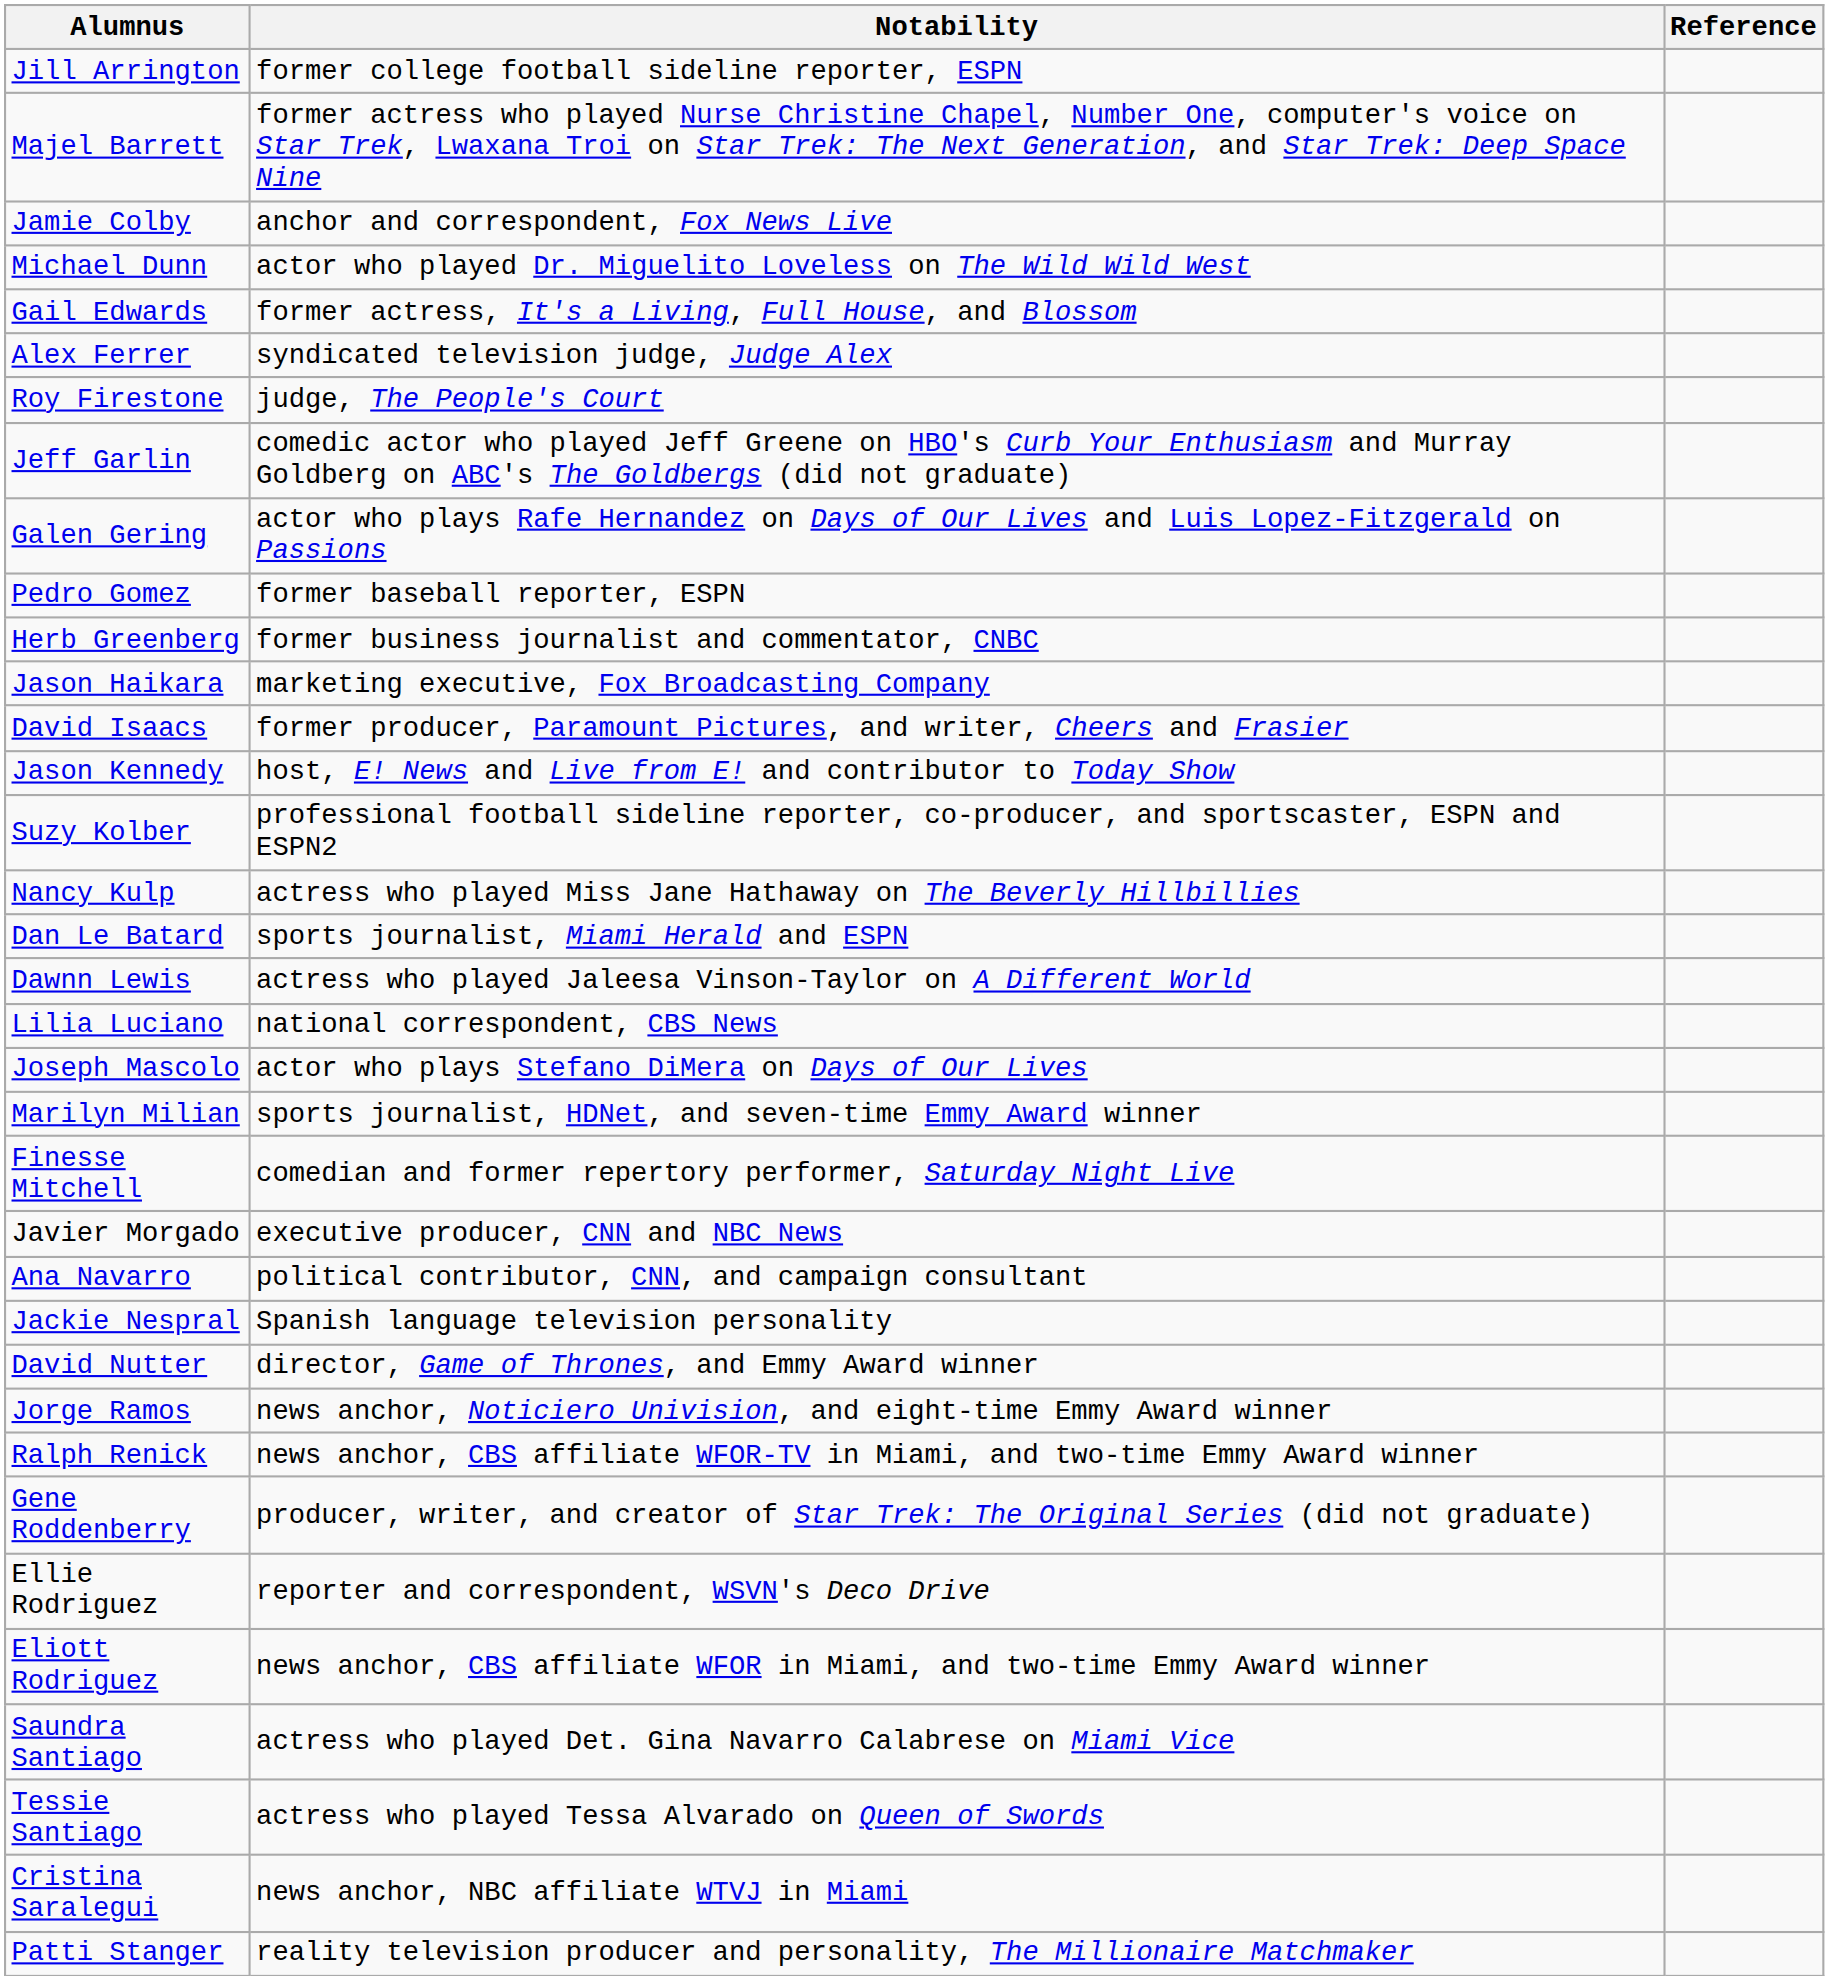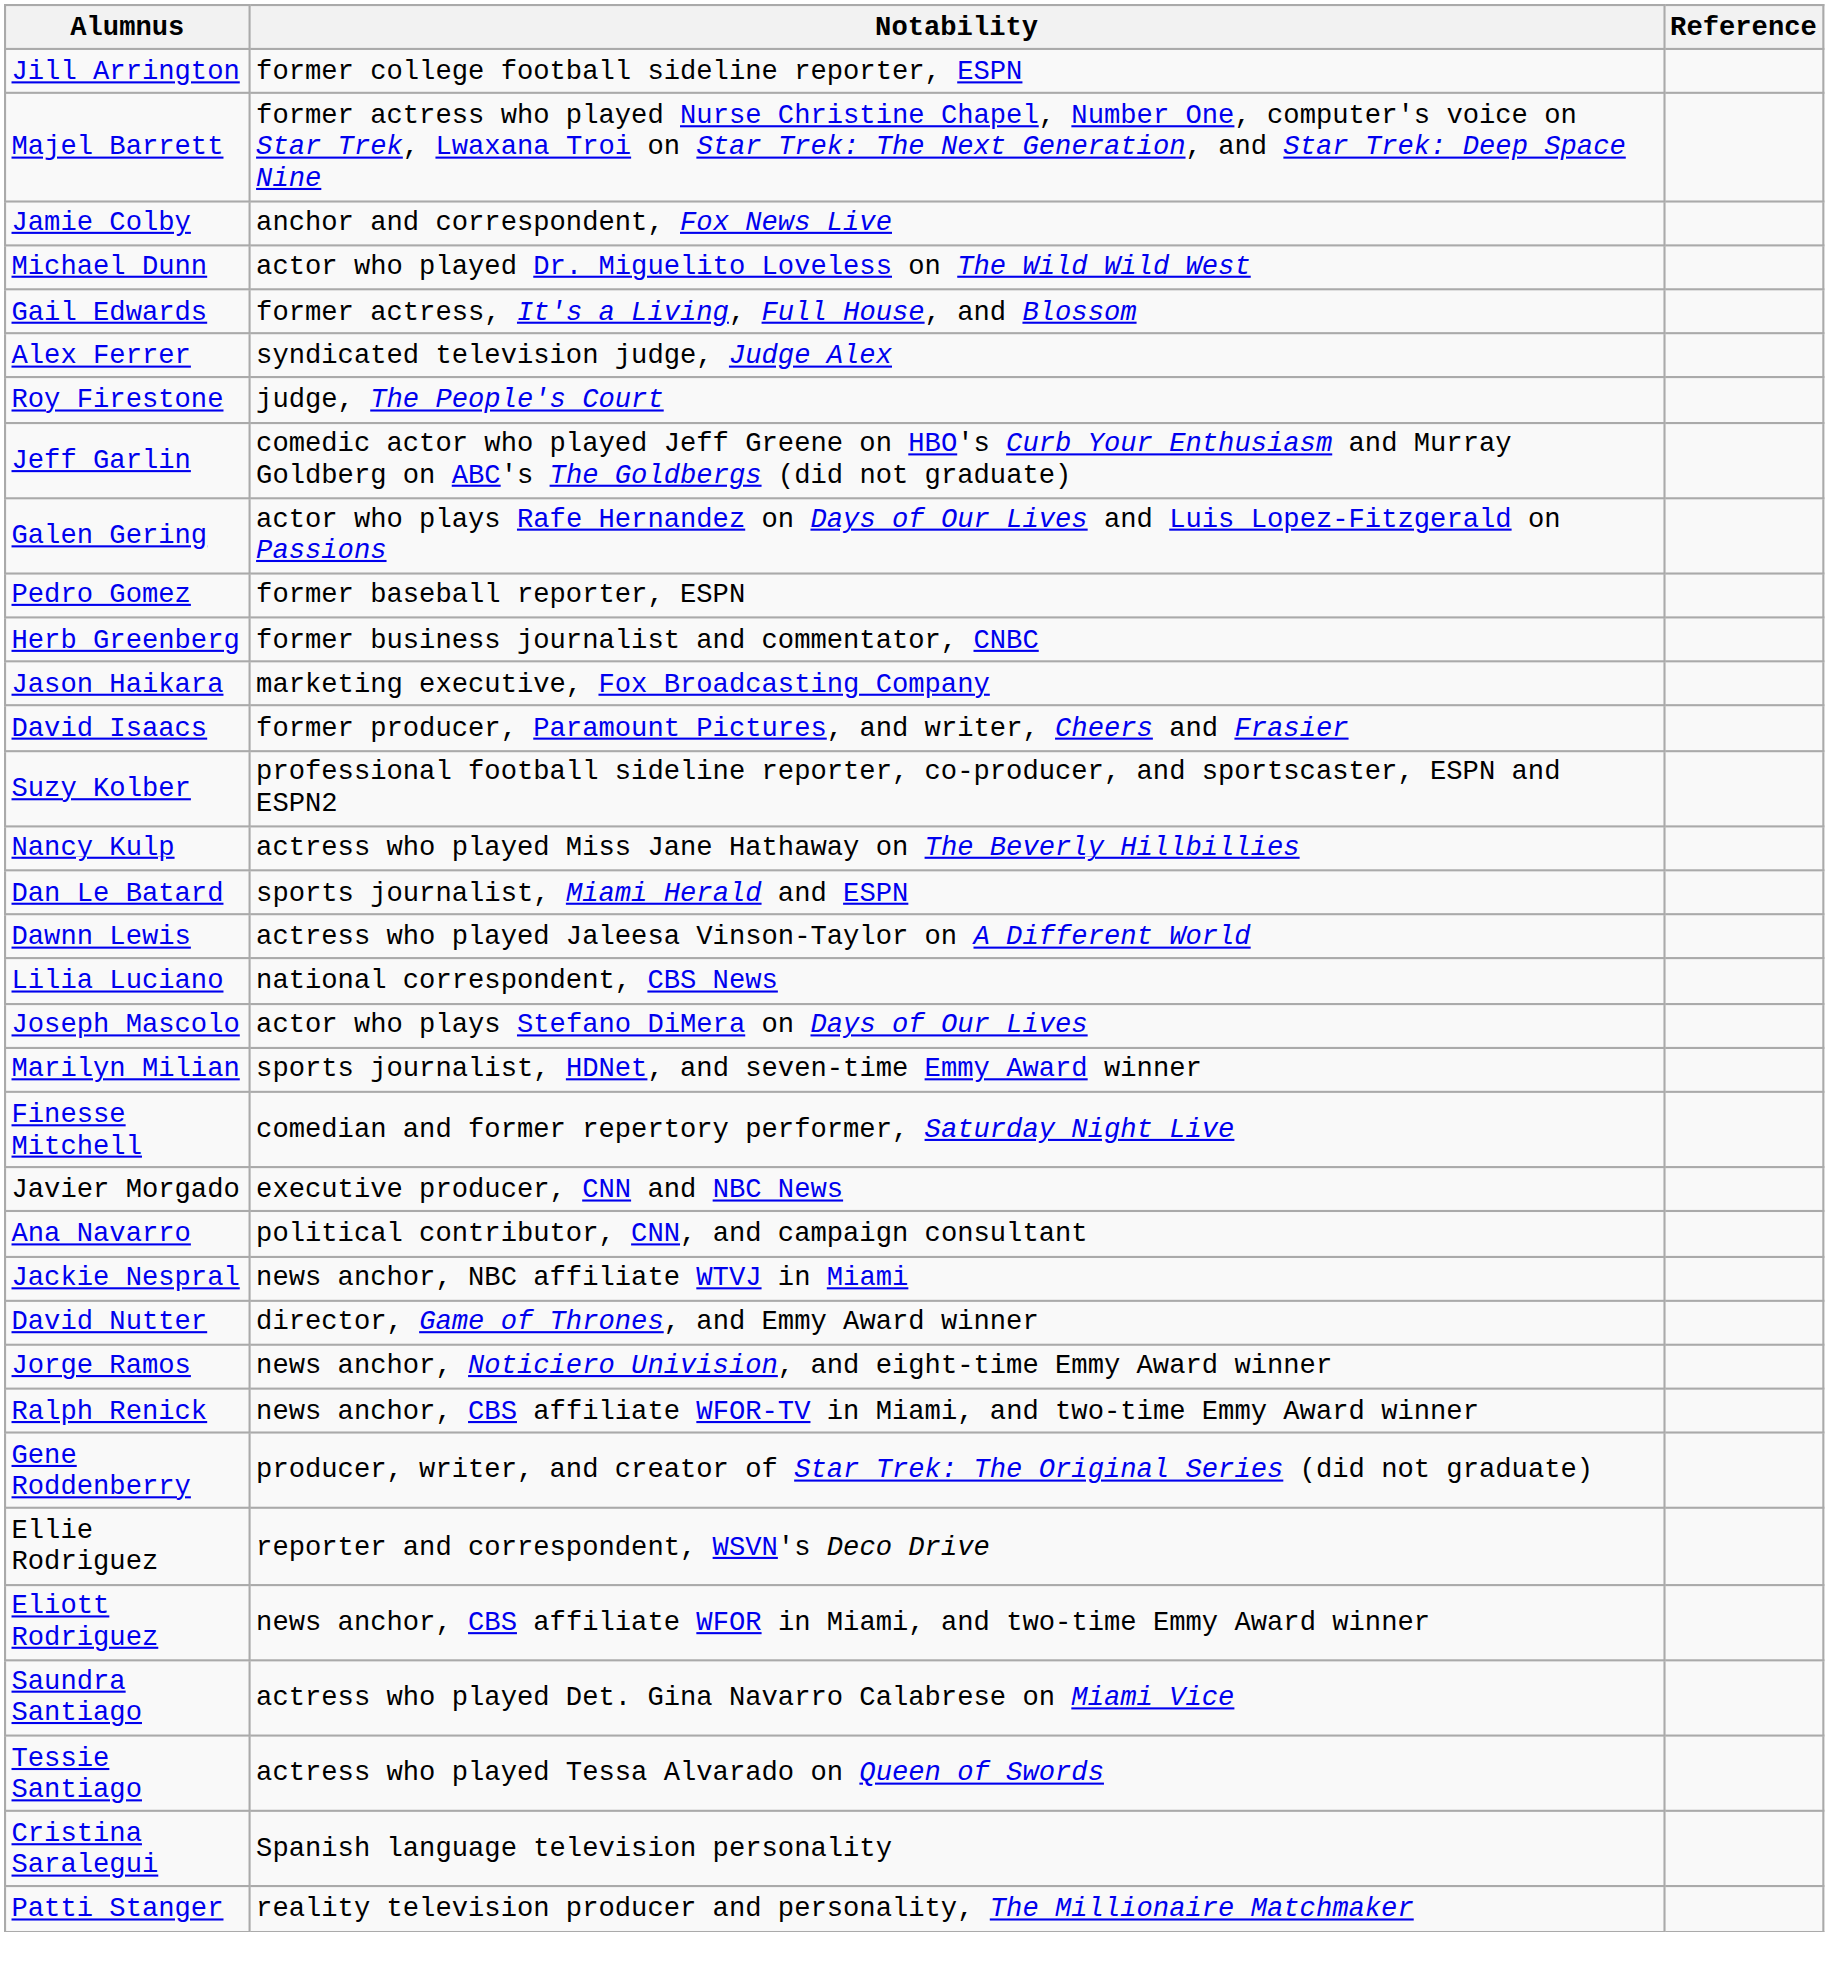- row: (117, 773)
(574, 1322) Spanish language television personality -> (582, 1278) news anchor, NBC affiliate WTVJ in Miami
(582, 1893) news anchor, NBC affiliate WTVJ in Miami -> (574, 1849) Spanish language television personality
